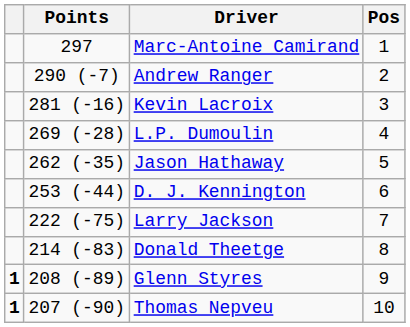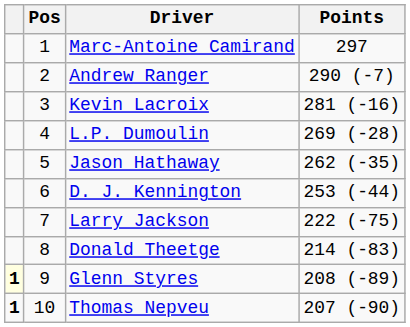columns swapped: (384, 20) <-> (77, 20)
(14, 280) no background -> (14, 280) lightyellow background
